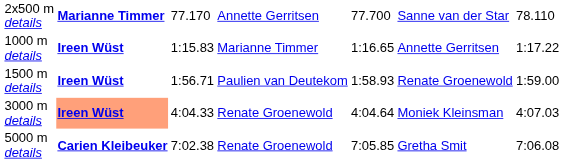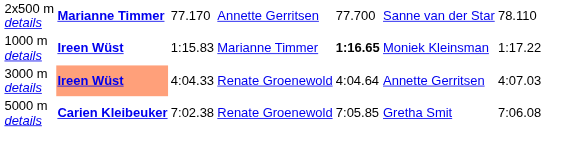(373, 48) normal -> (358, 48) bold
(448, 48) Annette Gerritsen -> (436, 48) Moniek Kleinsman
- row: (26, 80)
(450, 113) Moniek Kleinsman -> (434, 80) Annette Gerritsen
